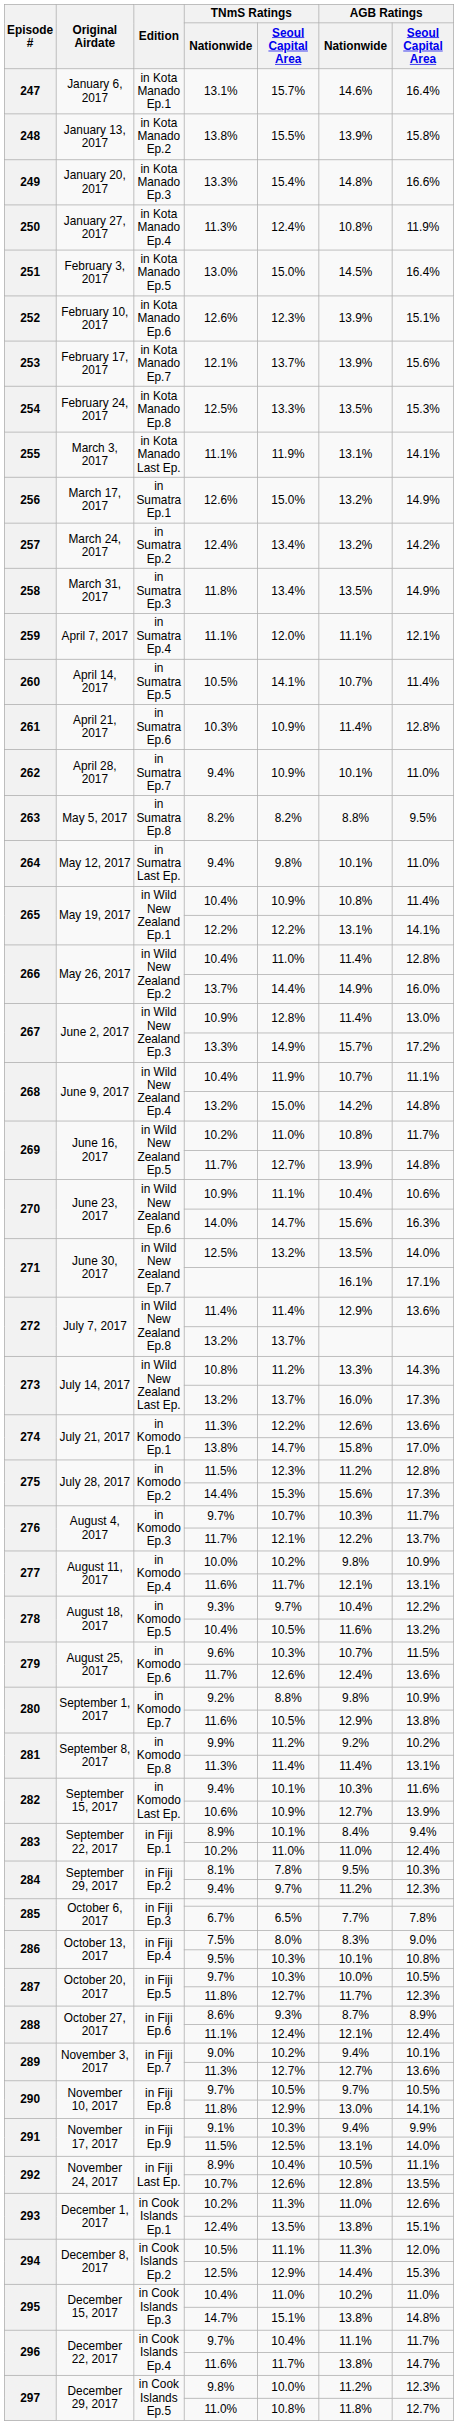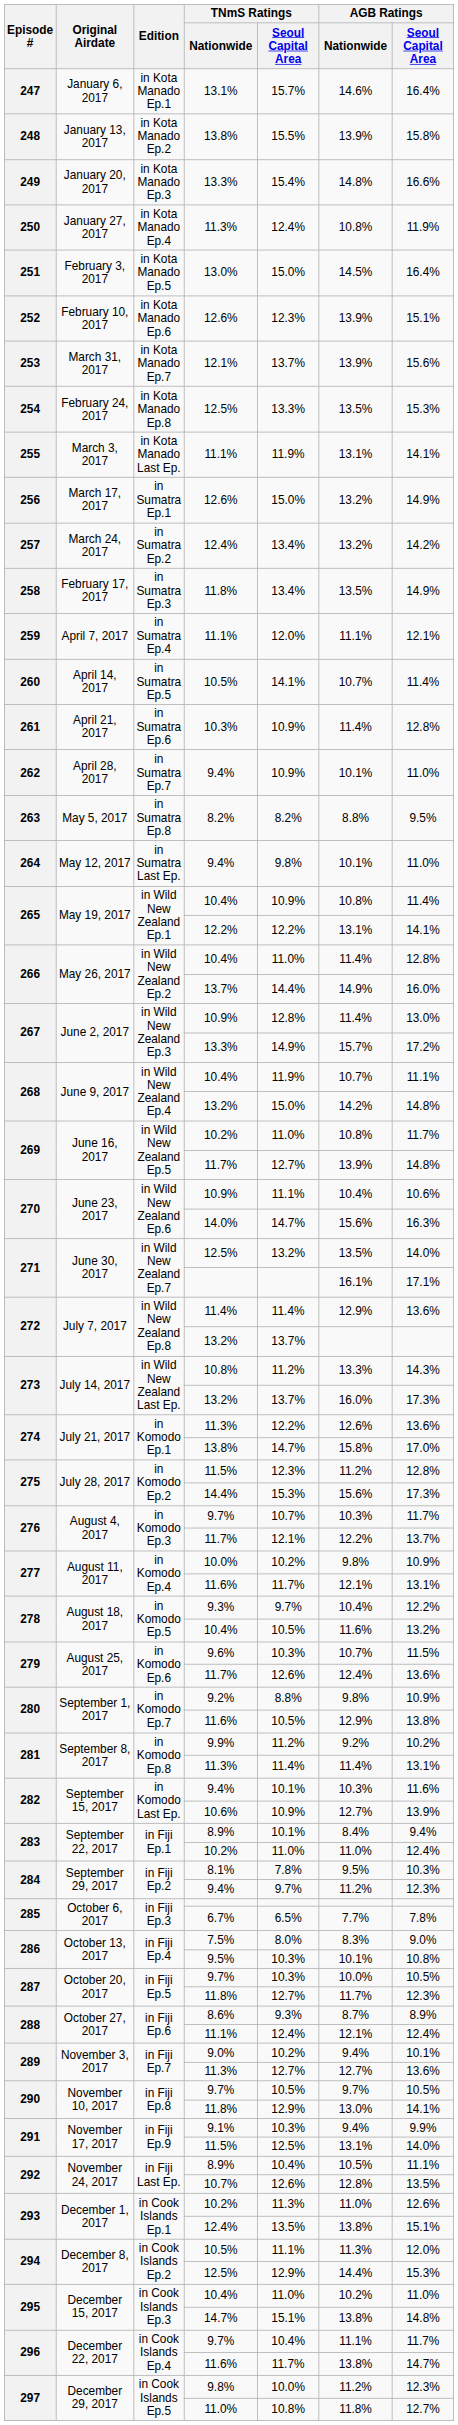(95, 363) February 17, 2017 -> (95, 363) March 31, 2017
(95, 590) March 31, 2017 -> (95, 590) February 17, 2017
